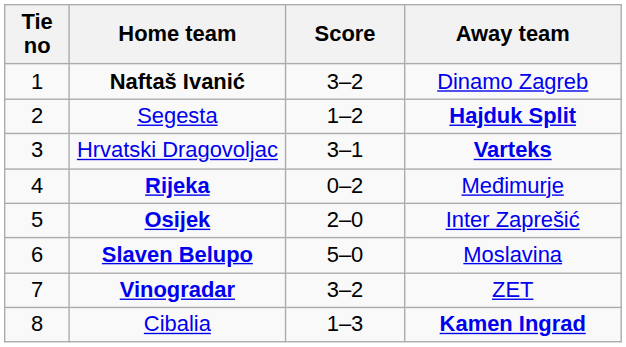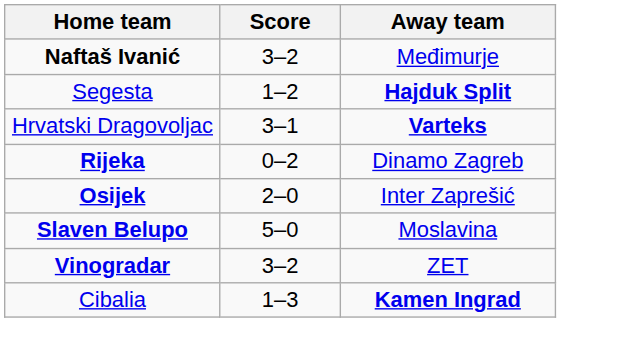- column: (37, 34)
(513, 81) Dinamo Zagreb -> (448, 56) Međimurje
(513, 185) Međimurje -> (448, 160) Dinamo Zagreb
